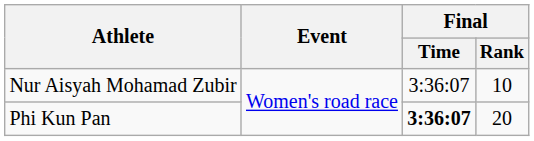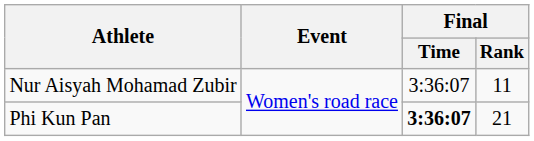(502, 85) 10 -> (502, 85) 11
(502, 118) 20 -> (502, 118) 21
